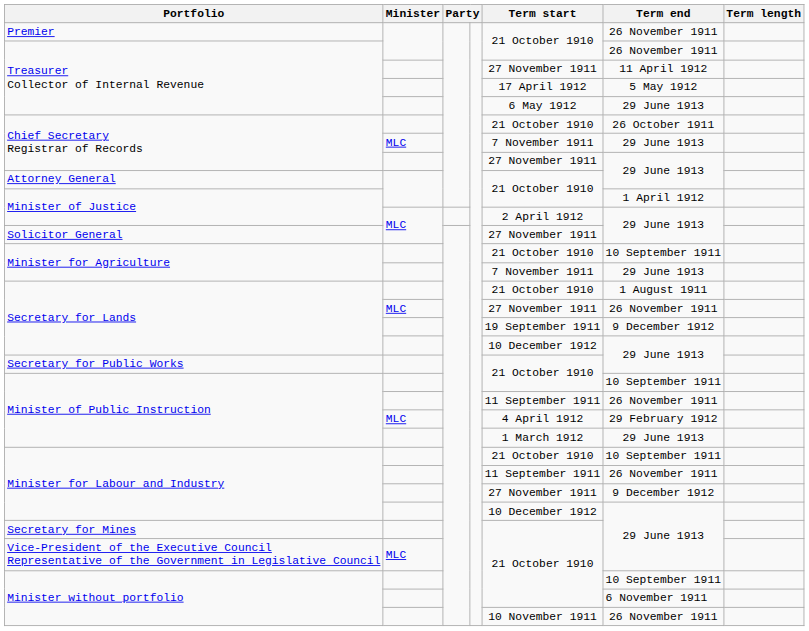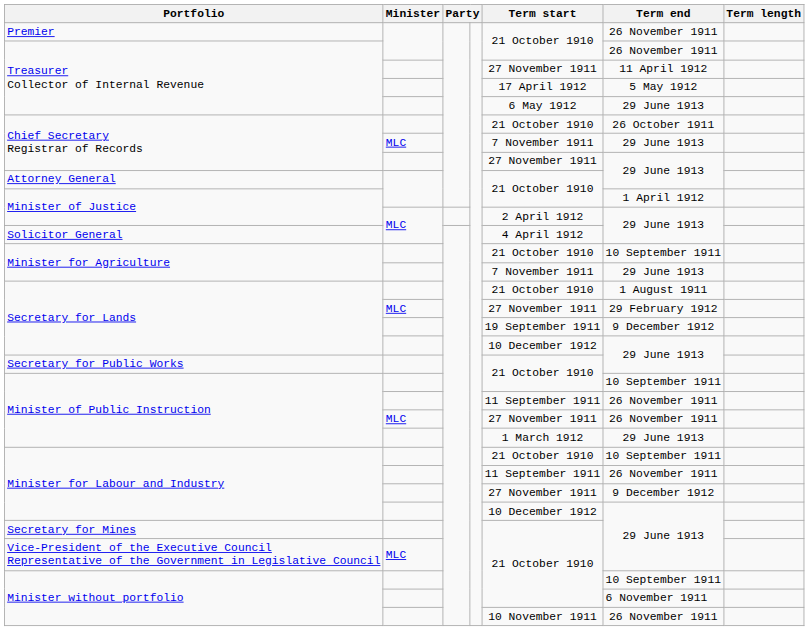(543, 235) 27 November 1911 -> (543, 235) 4 April 1912
(663, 309) 26 November 1911 -> (663, 309) 29 February 1912
(543, 419) 4 April 1912 -> (543, 419) 27 November 1911
(663, 419) 29 February 1912 -> (663, 419) 26 November 1911
